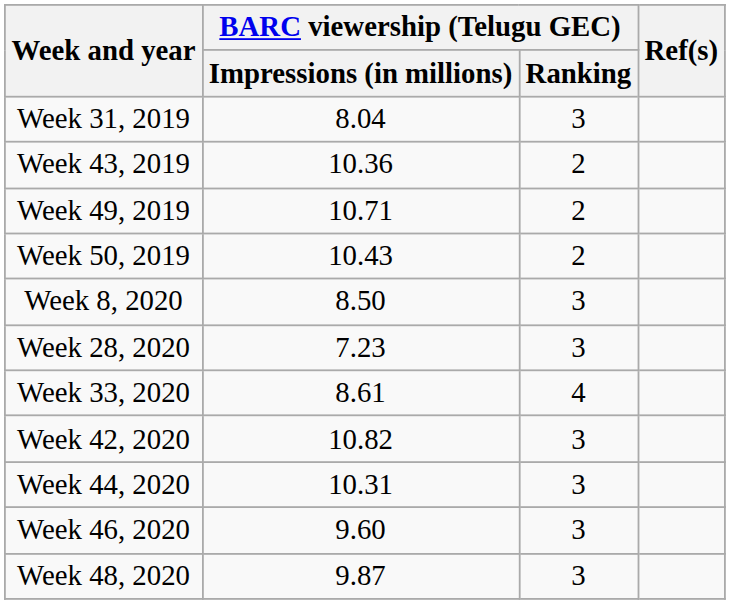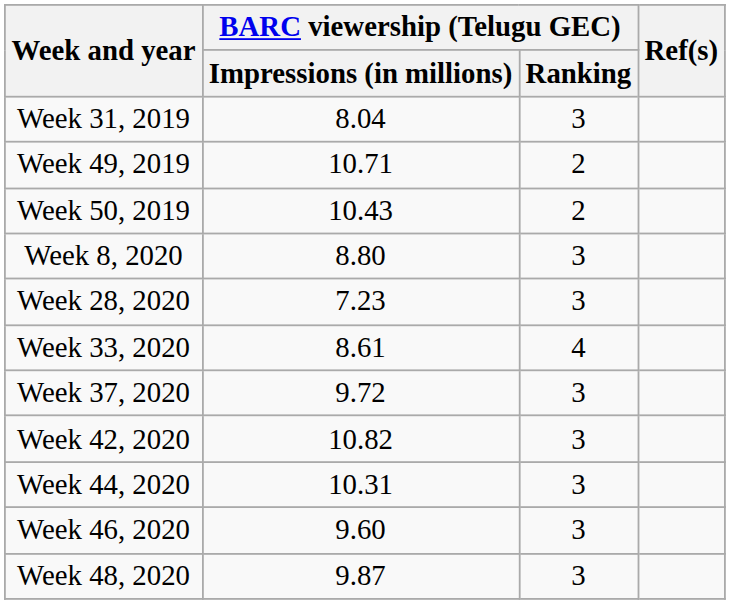- row: (104, 164)
(361, 301) 8.50 -> (361, 255) 8.80
+ row: (104, 392)
